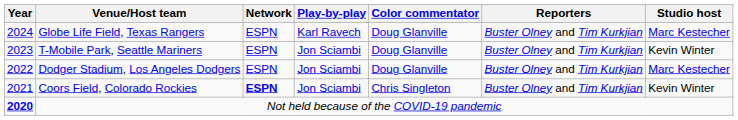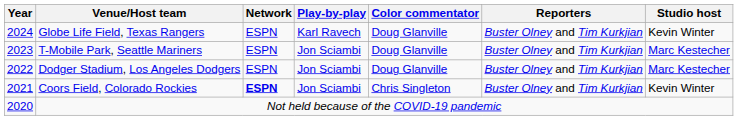(689, 32) Marc Kestecher -> (681, 32) Kevin Winter
(681, 50) Kevin Winter -> (689, 50) Marc Kestecher
(20, 106) bold -> (20, 106) normal
